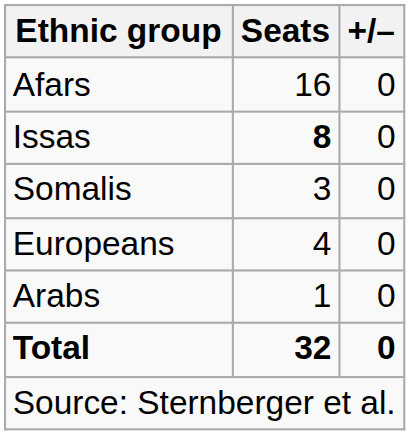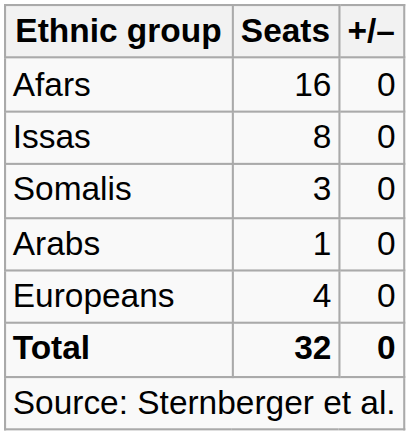(322, 137) bold -> (322, 137) normal
rows swapped: (94, 243) <-> (56, 296)
